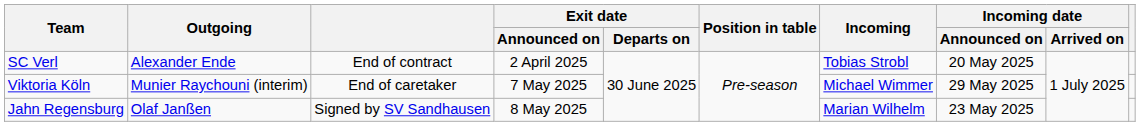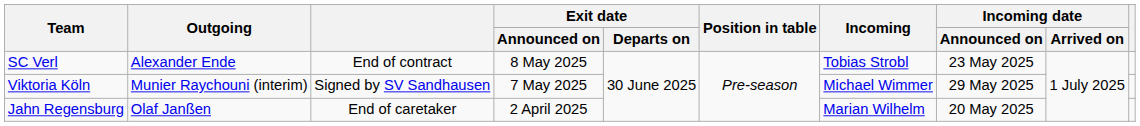(549, 62) 2 April 2025 -> (549, 62) 8 May 2025
(991, 62) 20 May 2025 -> (991, 62) 23 May 2025
(402, 86) End of caretaker -> (402, 86) Signed by SV Sandhausen
(402, 109) Signed by SV Sandhausen -> (402, 109) End of caretaker
(549, 109) 8 May 2025 -> (549, 109) 2 April 2025
(991, 109) 23 May 2025 -> (991, 109) 20 May 2025
